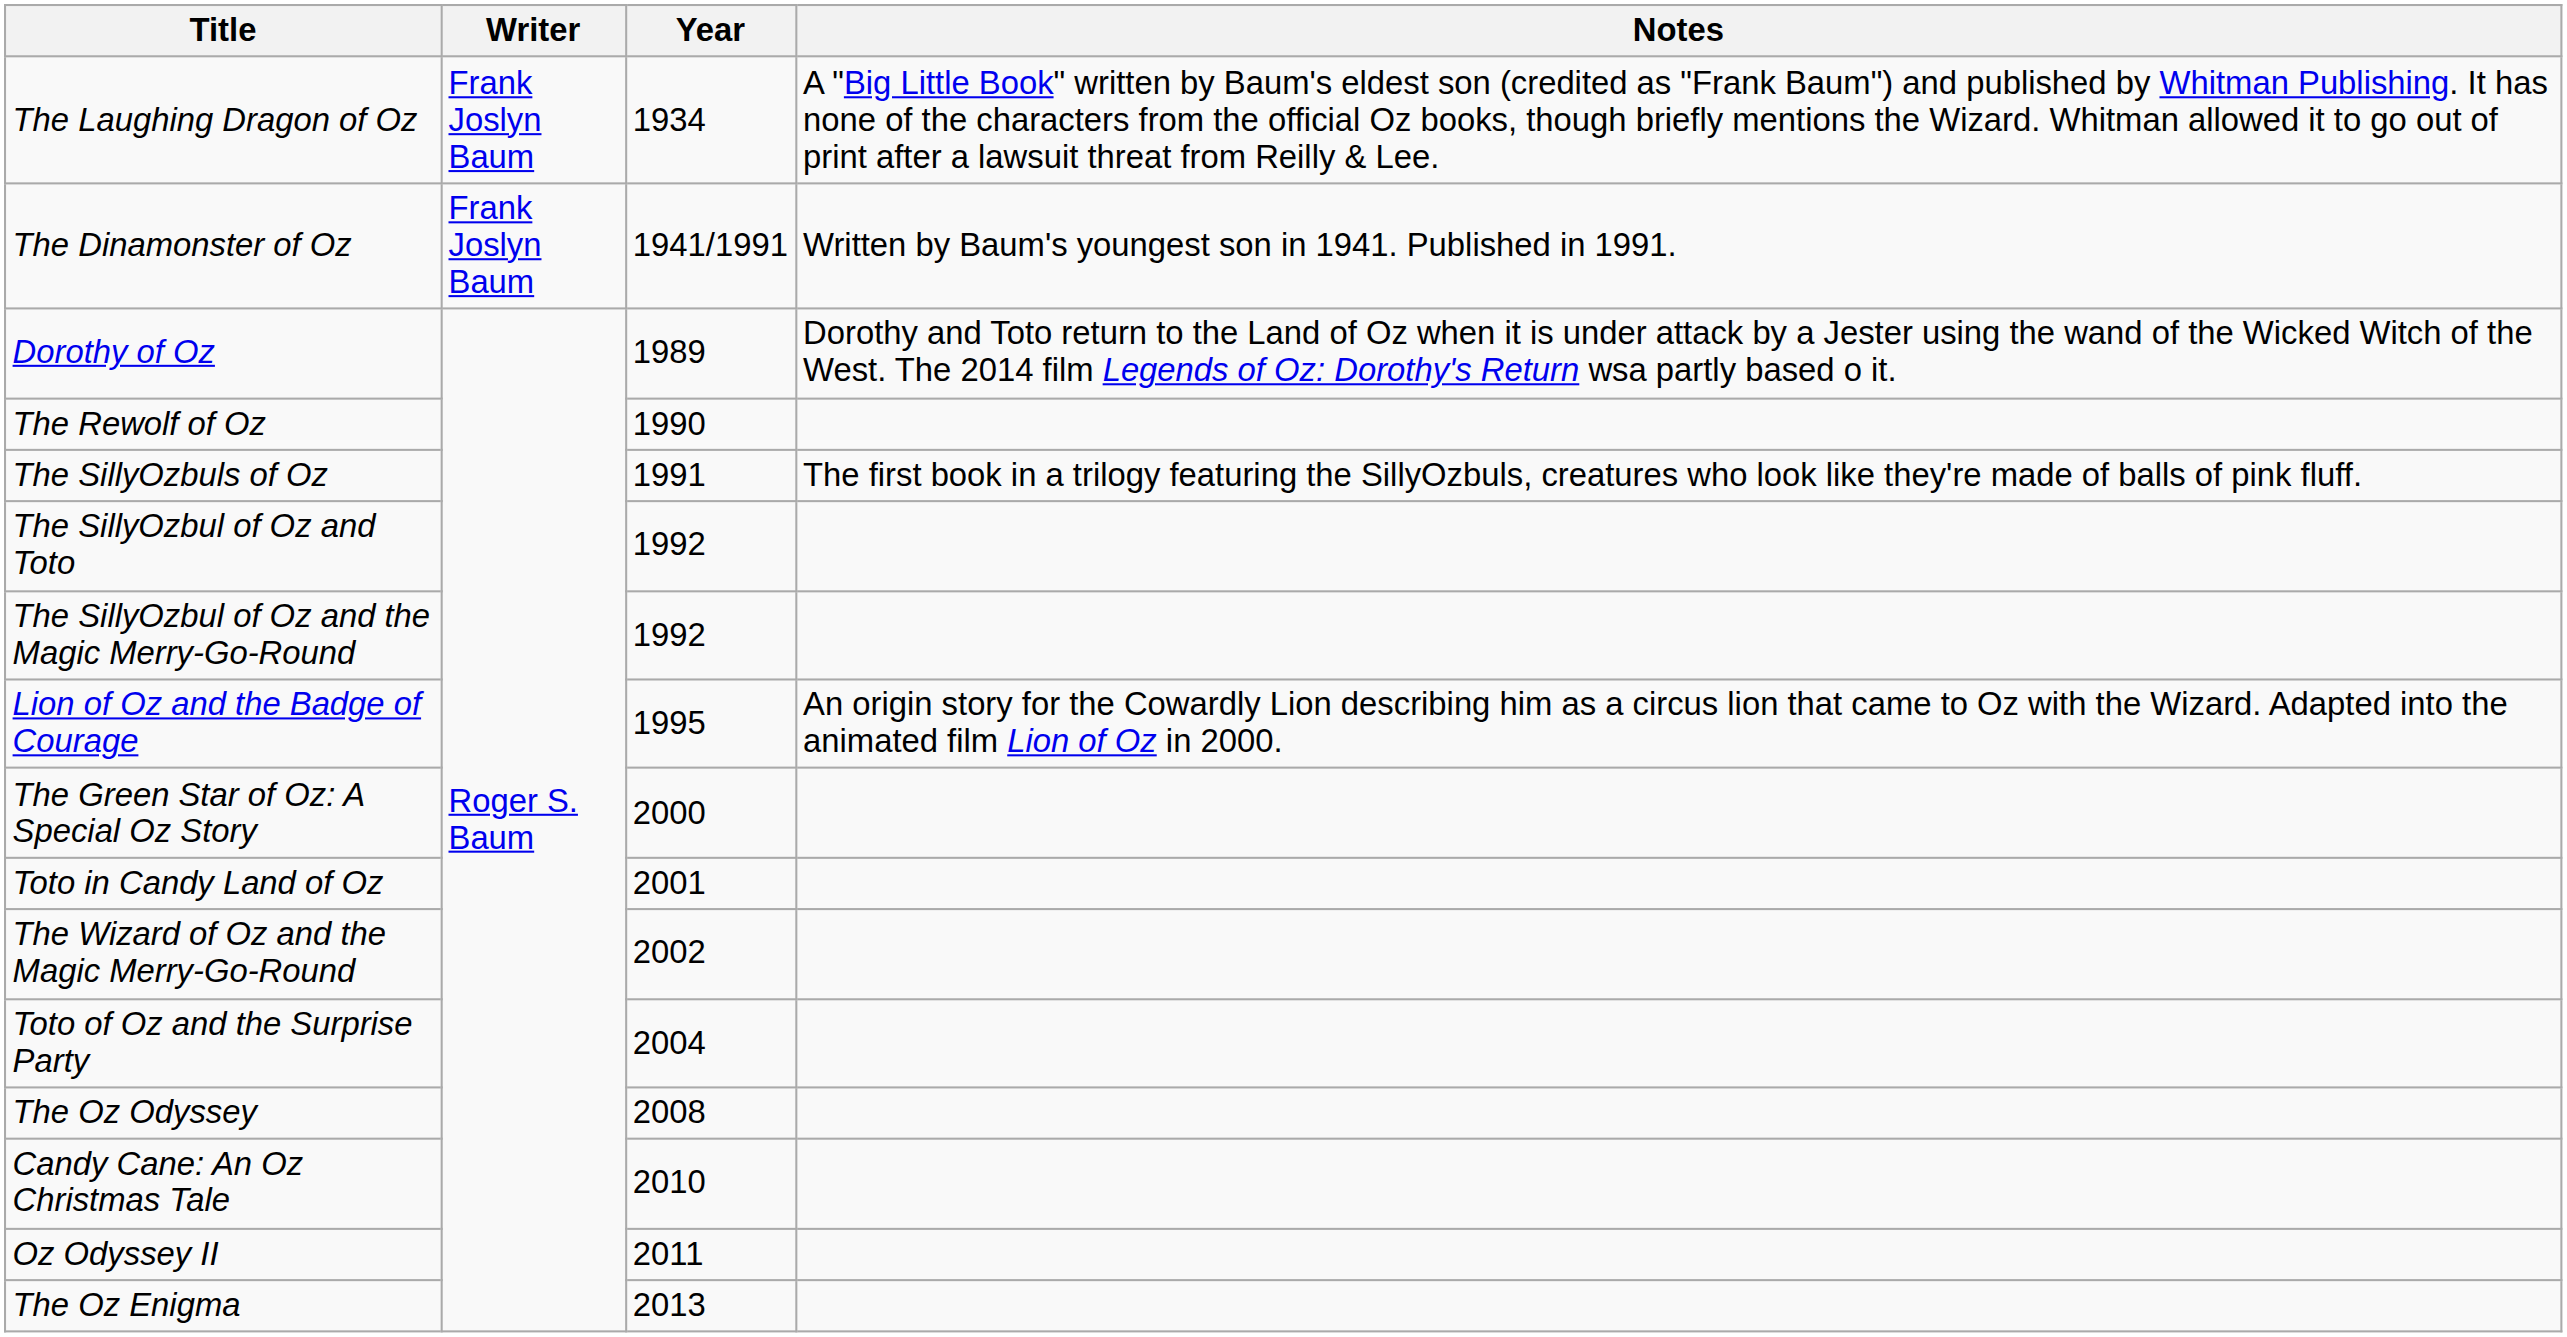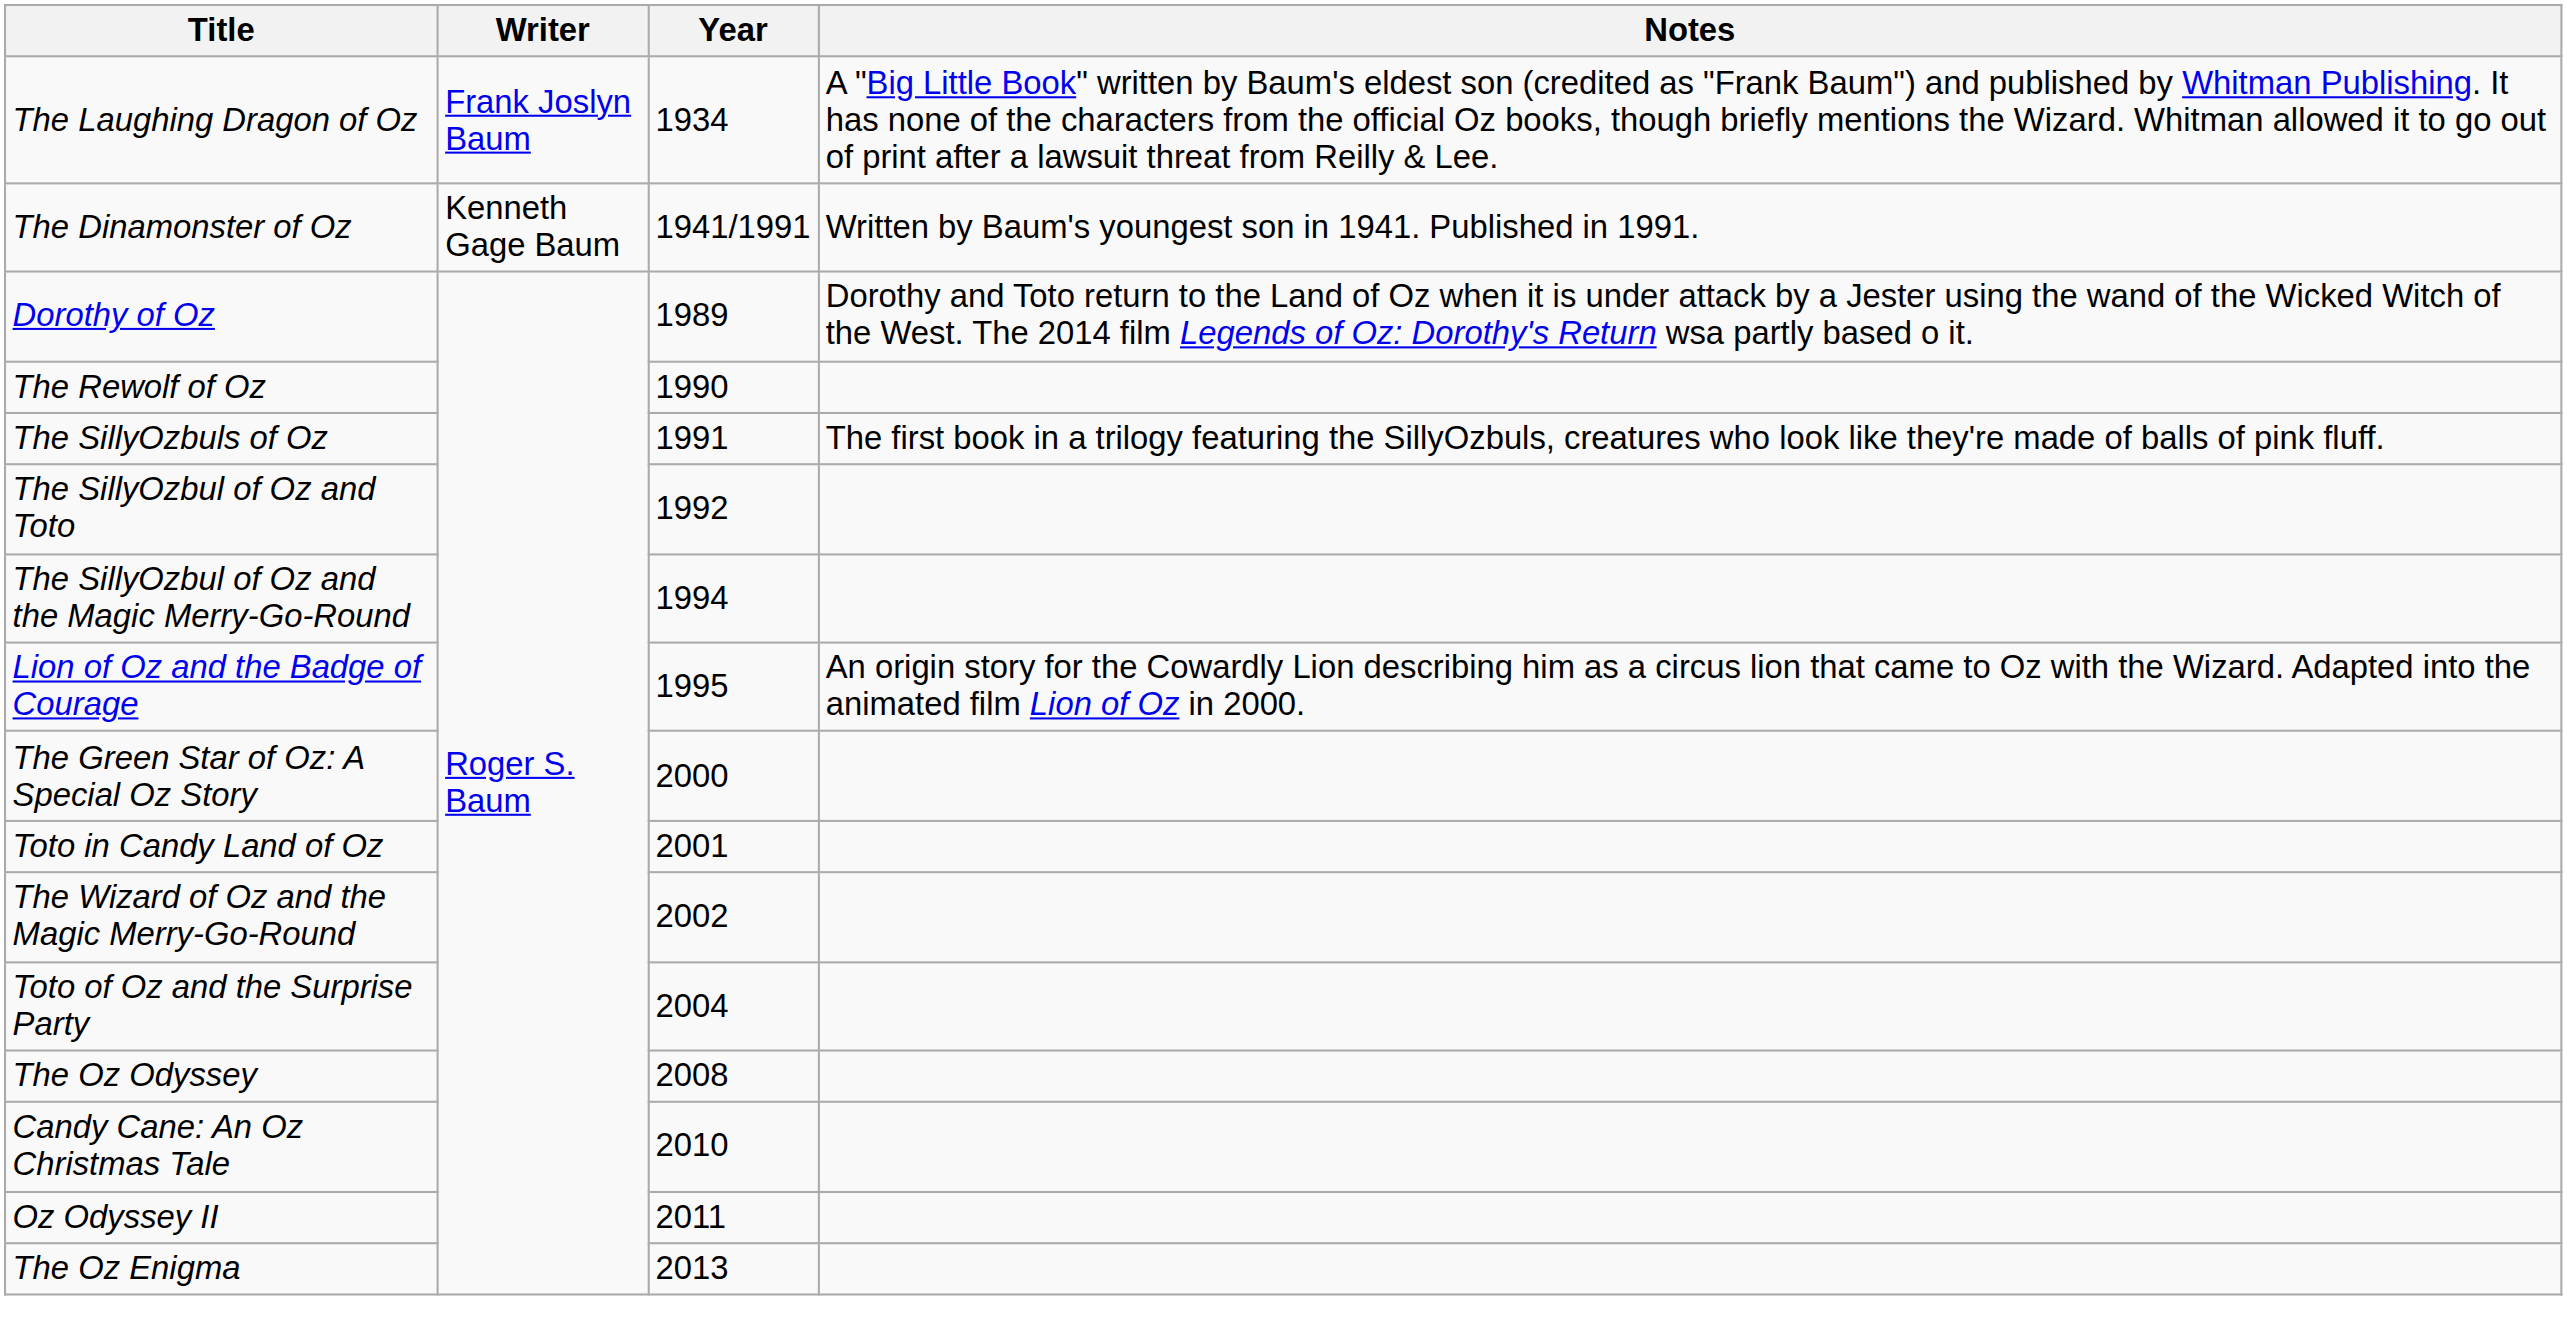(495, 245) Frank Joslyn Baum -> (533, 226) Kenneth Gage Baum
(669, 634) 1992 -> (692, 597) 1994
